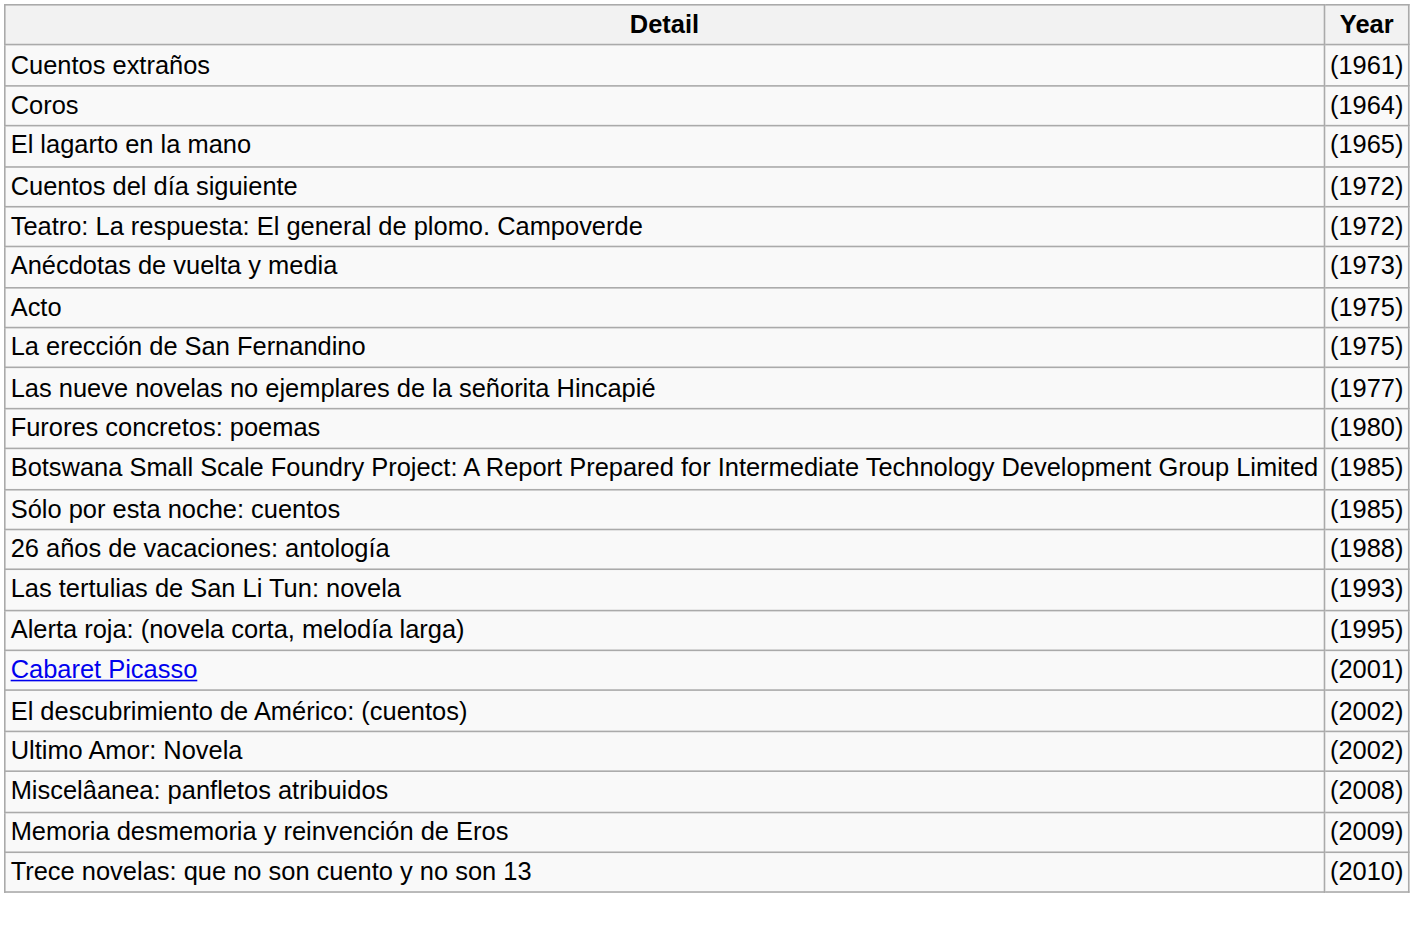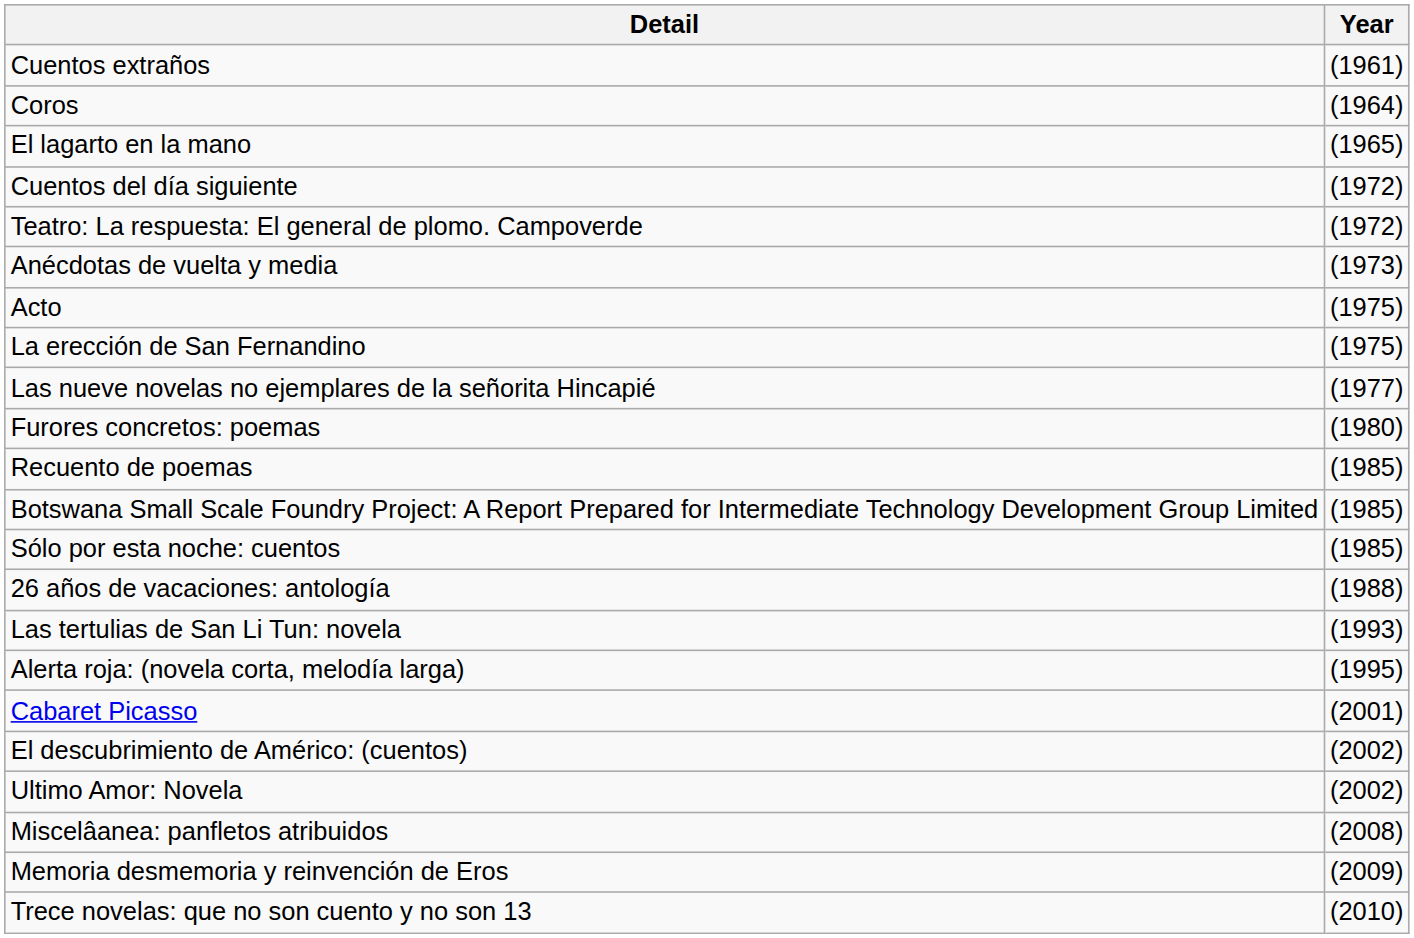+ row: (132, 468)
